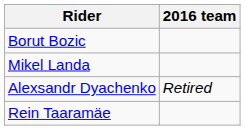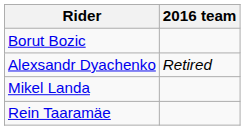rows swapped: (82, 88) <-> (49, 64)
